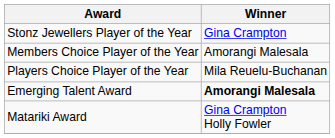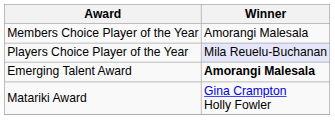- row: (99, 33)
(266, 71) no background -> (266, 52) lavender background
